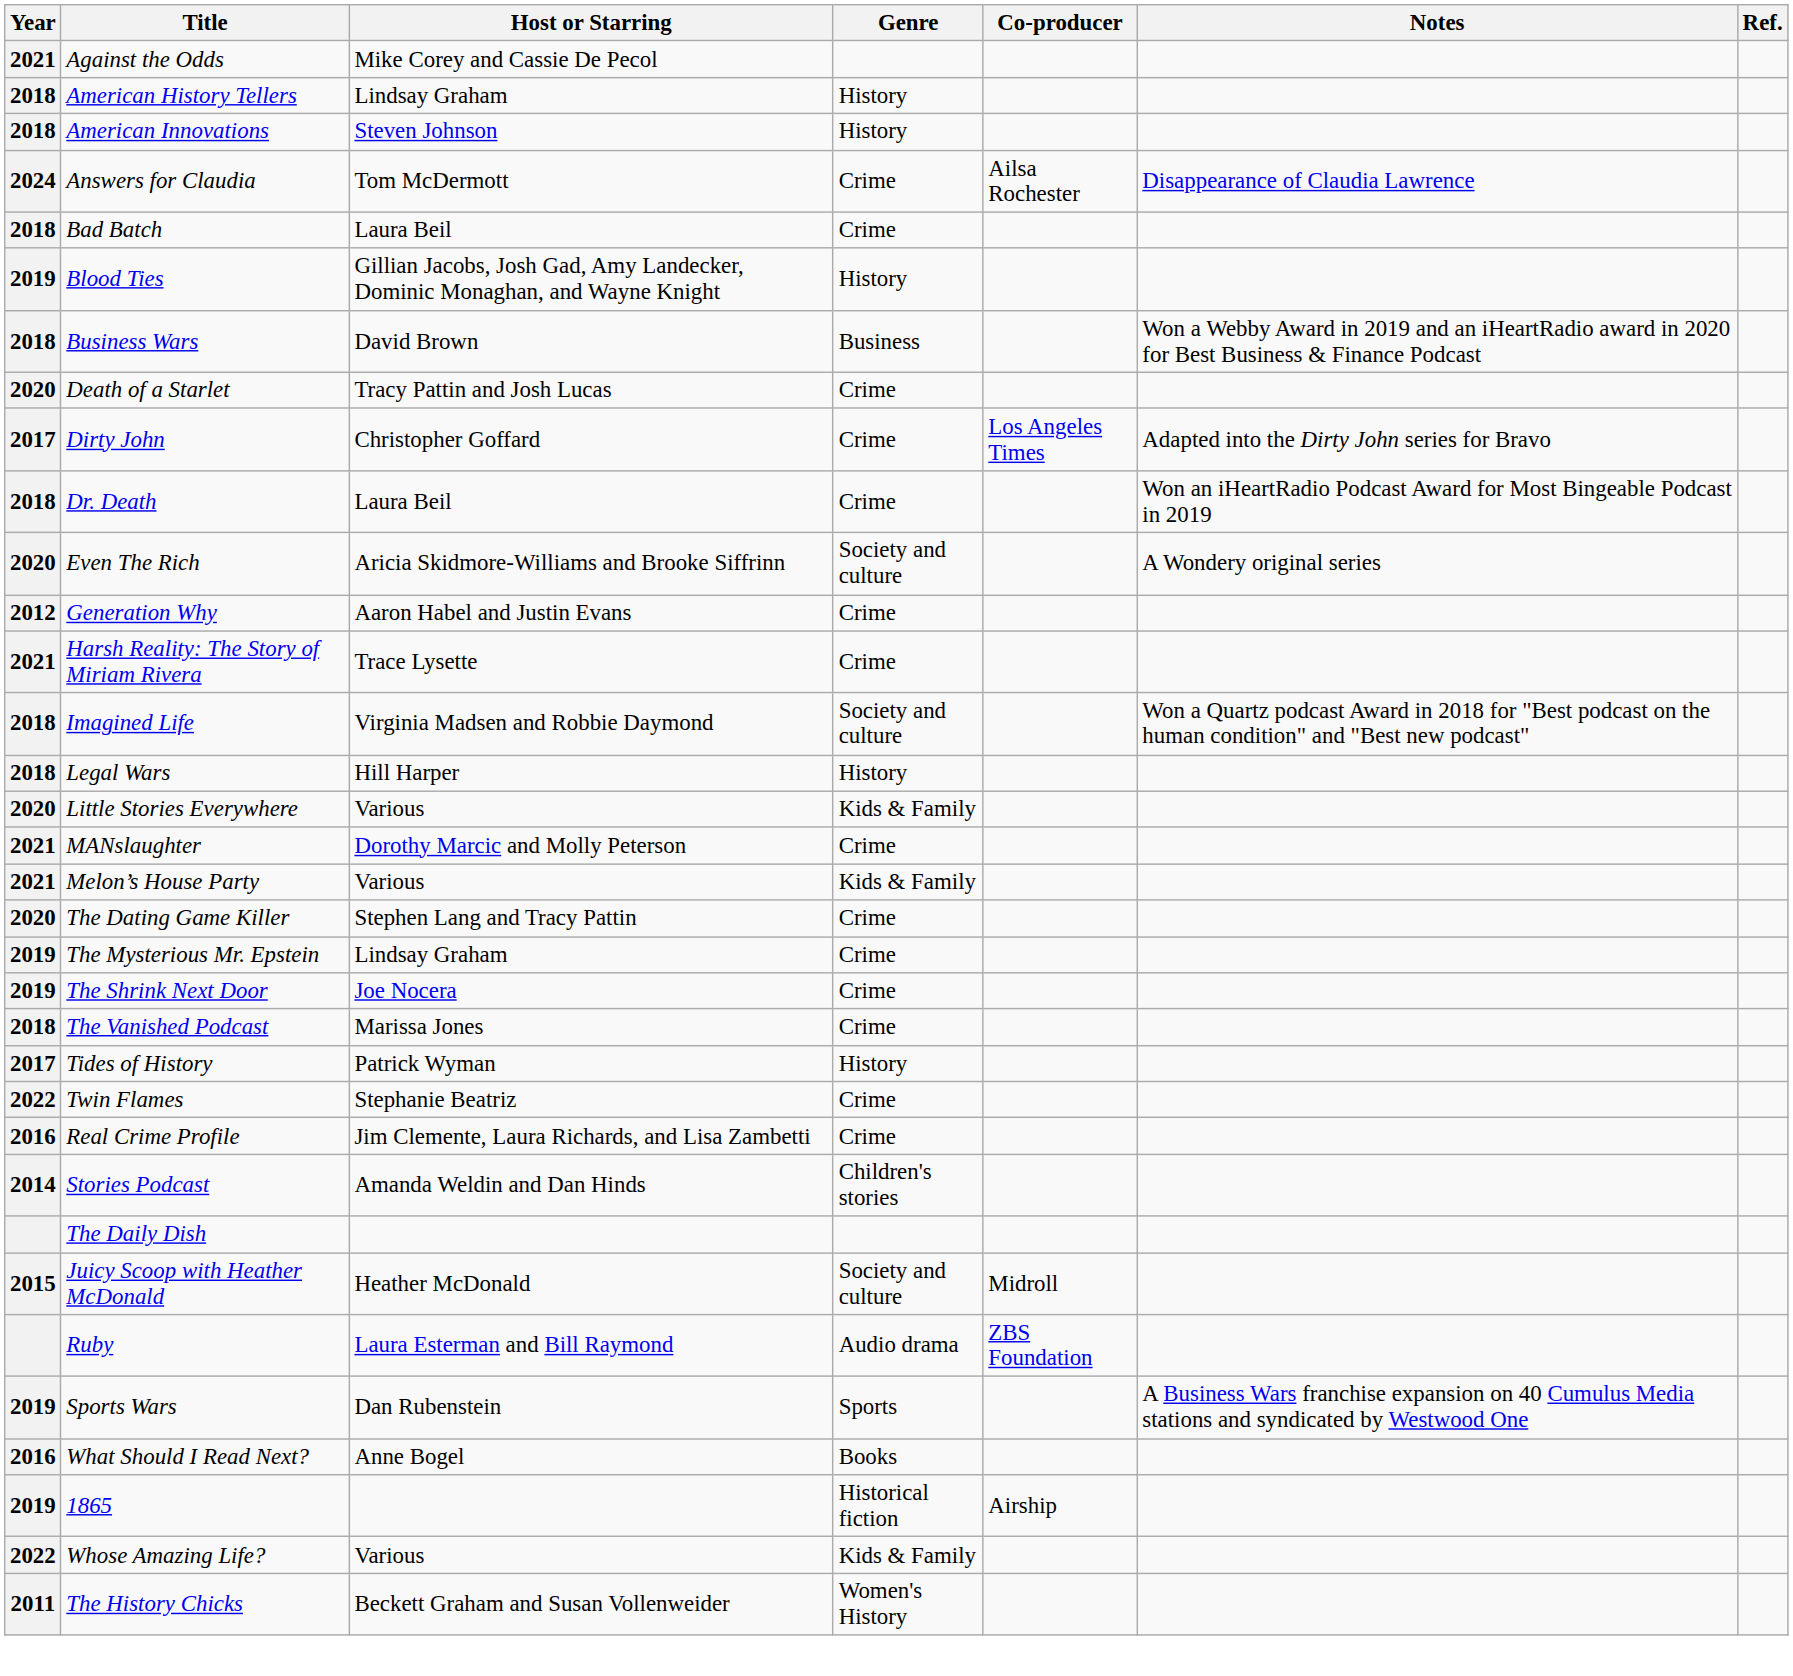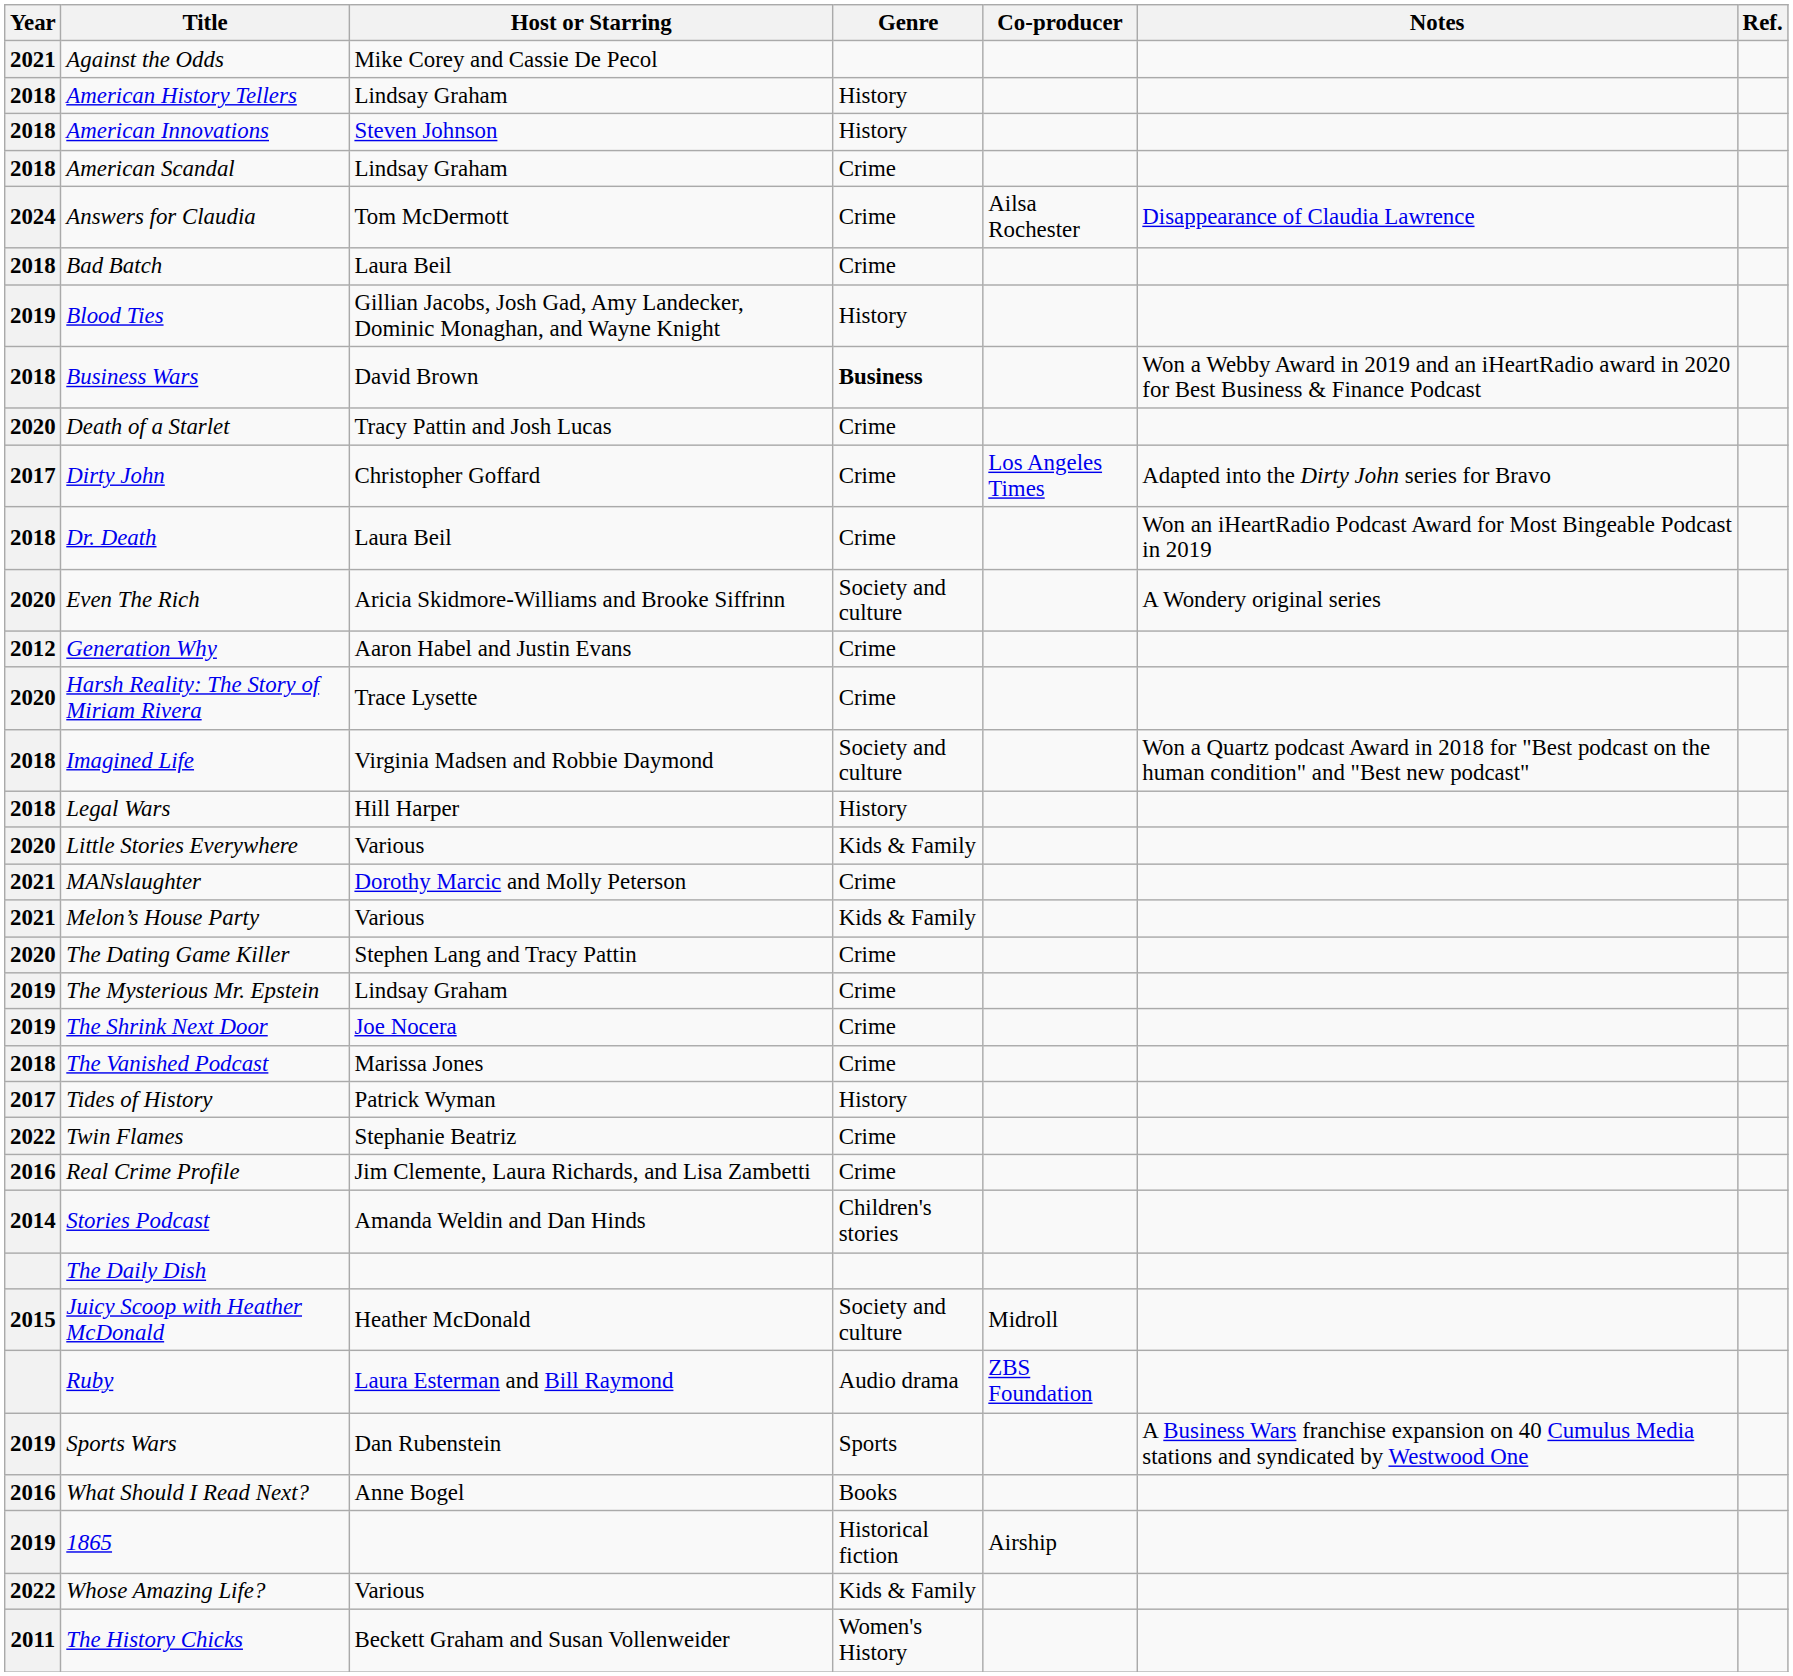+ row: (150, 167)
(879, 340) normal -> (881, 377) bold
(33, 661) 2021 -> (33, 697) 2020
